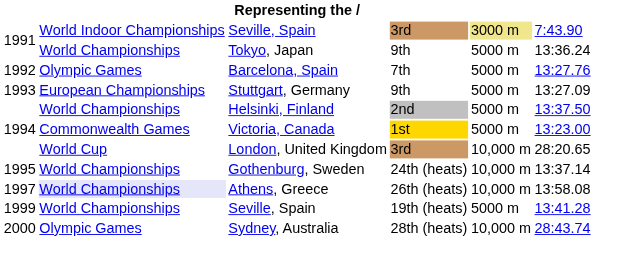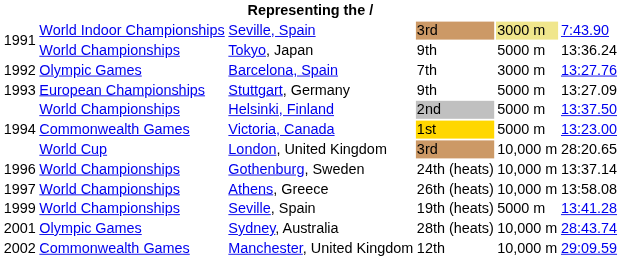(495, 70) 5000 m -> (521, 70) 3000 m
(20, 169) 1995 -> (20, 169) 1996
(110, 189) lavender background -> (110, 189) no background
(20, 228) 2000 -> (20, 228) 2001
+ row: (321, 248)
